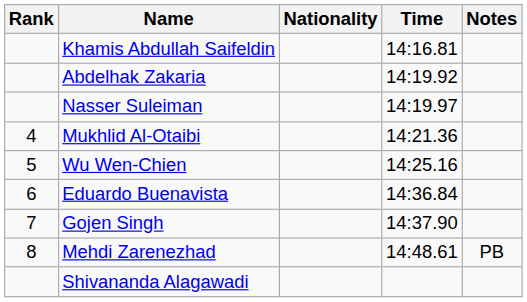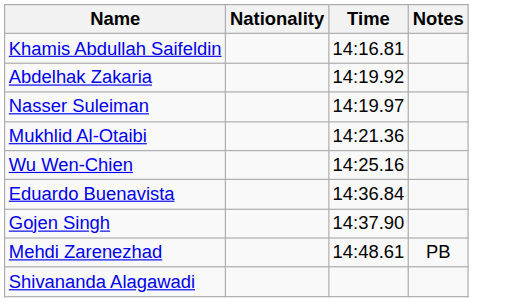- column: (31, 19)
